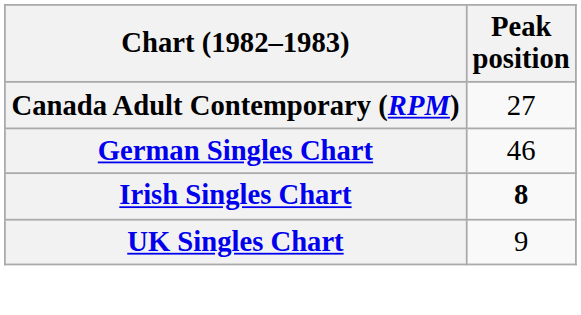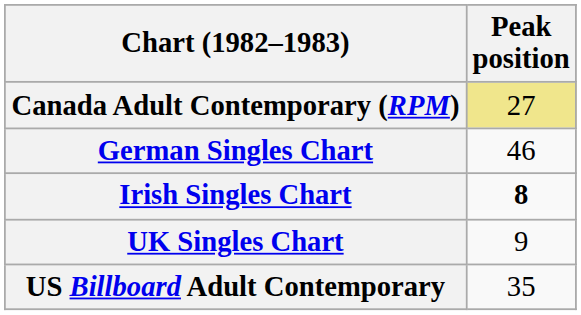(521, 104) no background -> (521, 104) khaki background
+ row: (235, 286)
